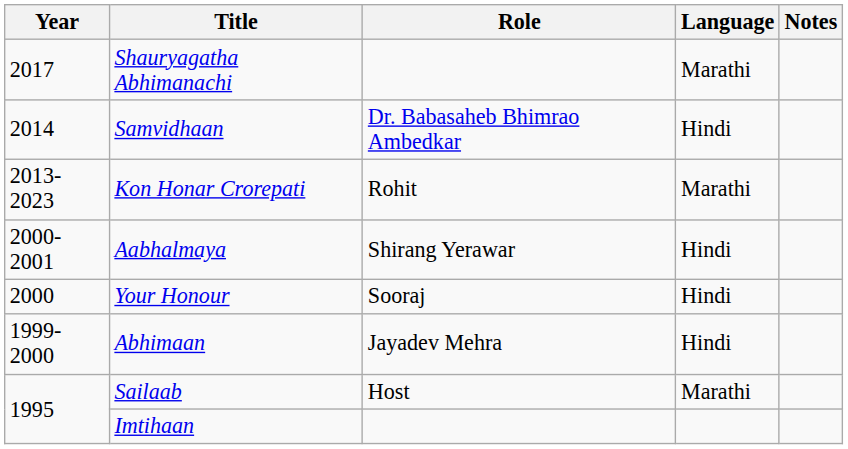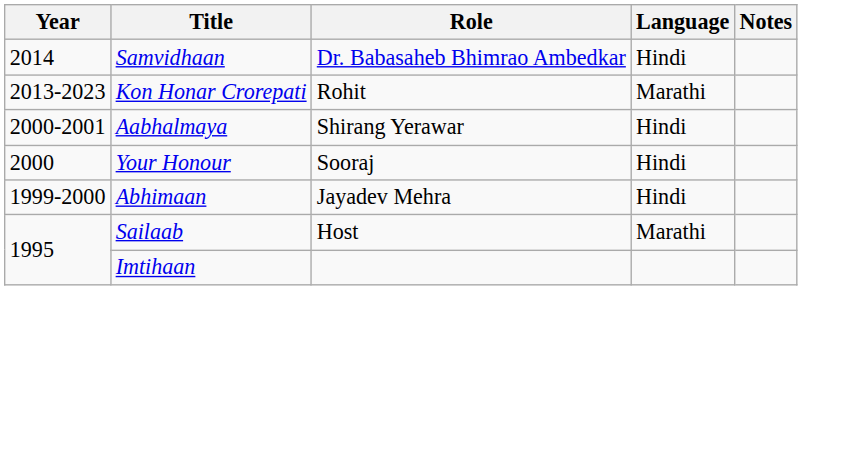- row: (176, 69)
